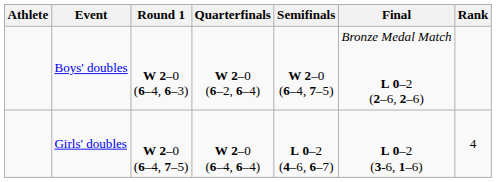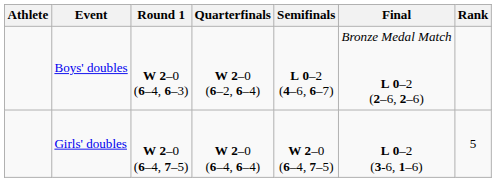(306, 83) W 2–0 (6–4, 7–5) -> (306, 83) L 0–2 (4–6, 6–7)
(306, 159) L 0–2 (4–6, 6–7) -> (306, 159) W 2–0 (6–4, 7–5)
(473, 144) 4 -> (473, 144) 5
